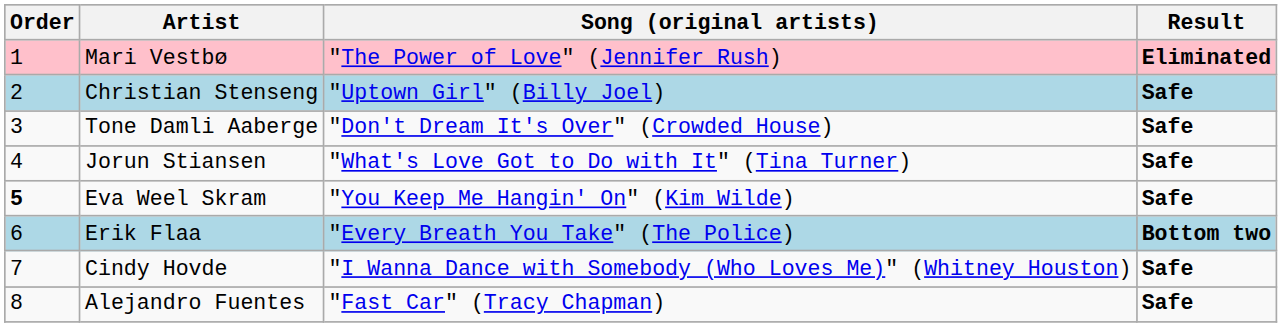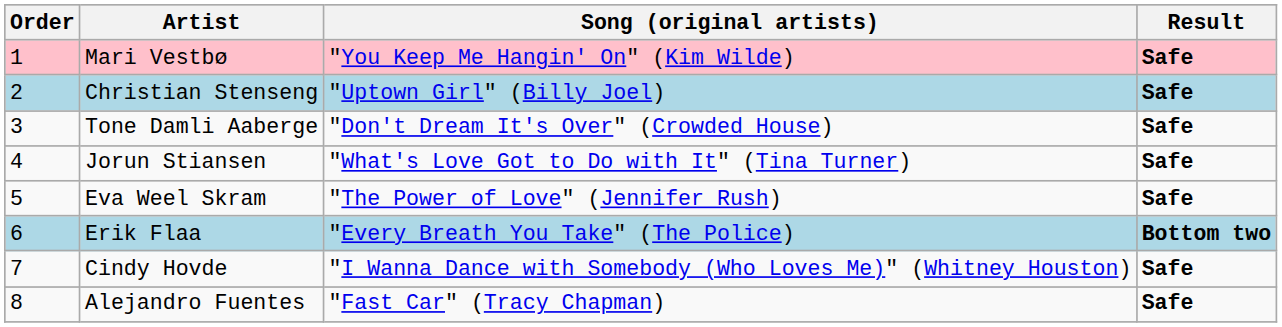(555, 58) "The Power of Love" (Jennifer Rush) -> (562, 58) "You Keep Me Hangin' On" (Kim Wilde)
(1206, 58) Eliminated -> (1168, 58) Safe
(16, 198) bold -> (16, 198) normal
(562, 198) "You Keep Me Hangin' On" (Kim Wilde) -> (555, 198) "The Power of Love" (Jennifer Rush)
